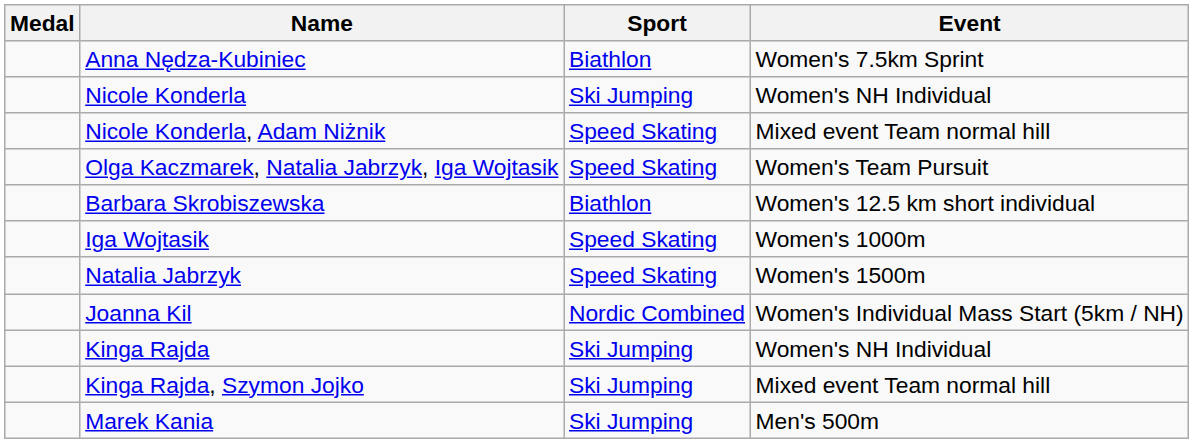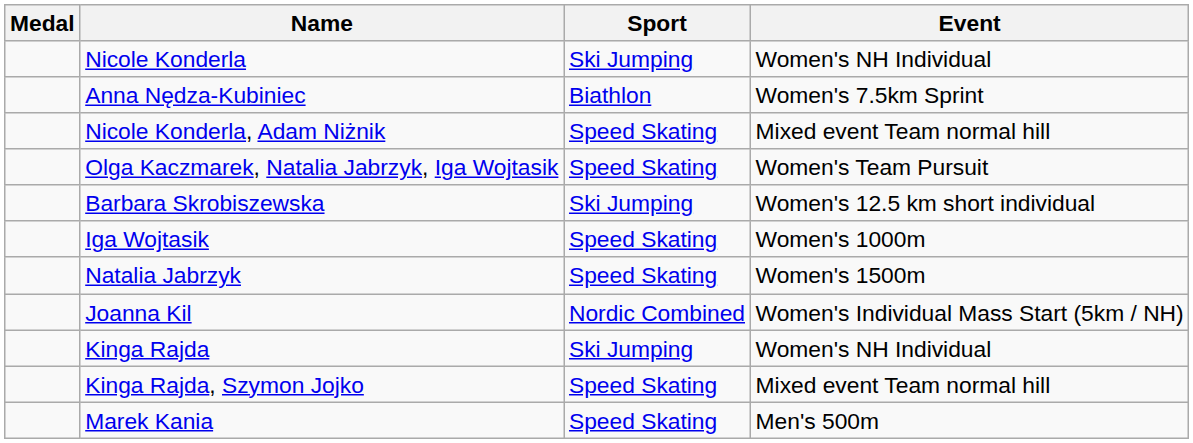rows swapped: (166, 95) <-> (195, 59)
(610, 203) Biathlon -> (631, 203) Ski Jumping
(631, 384) Ski Jumping -> (643, 384) Speed Skating
(631, 420) Ski Jumping -> (643, 420) Speed Skating
